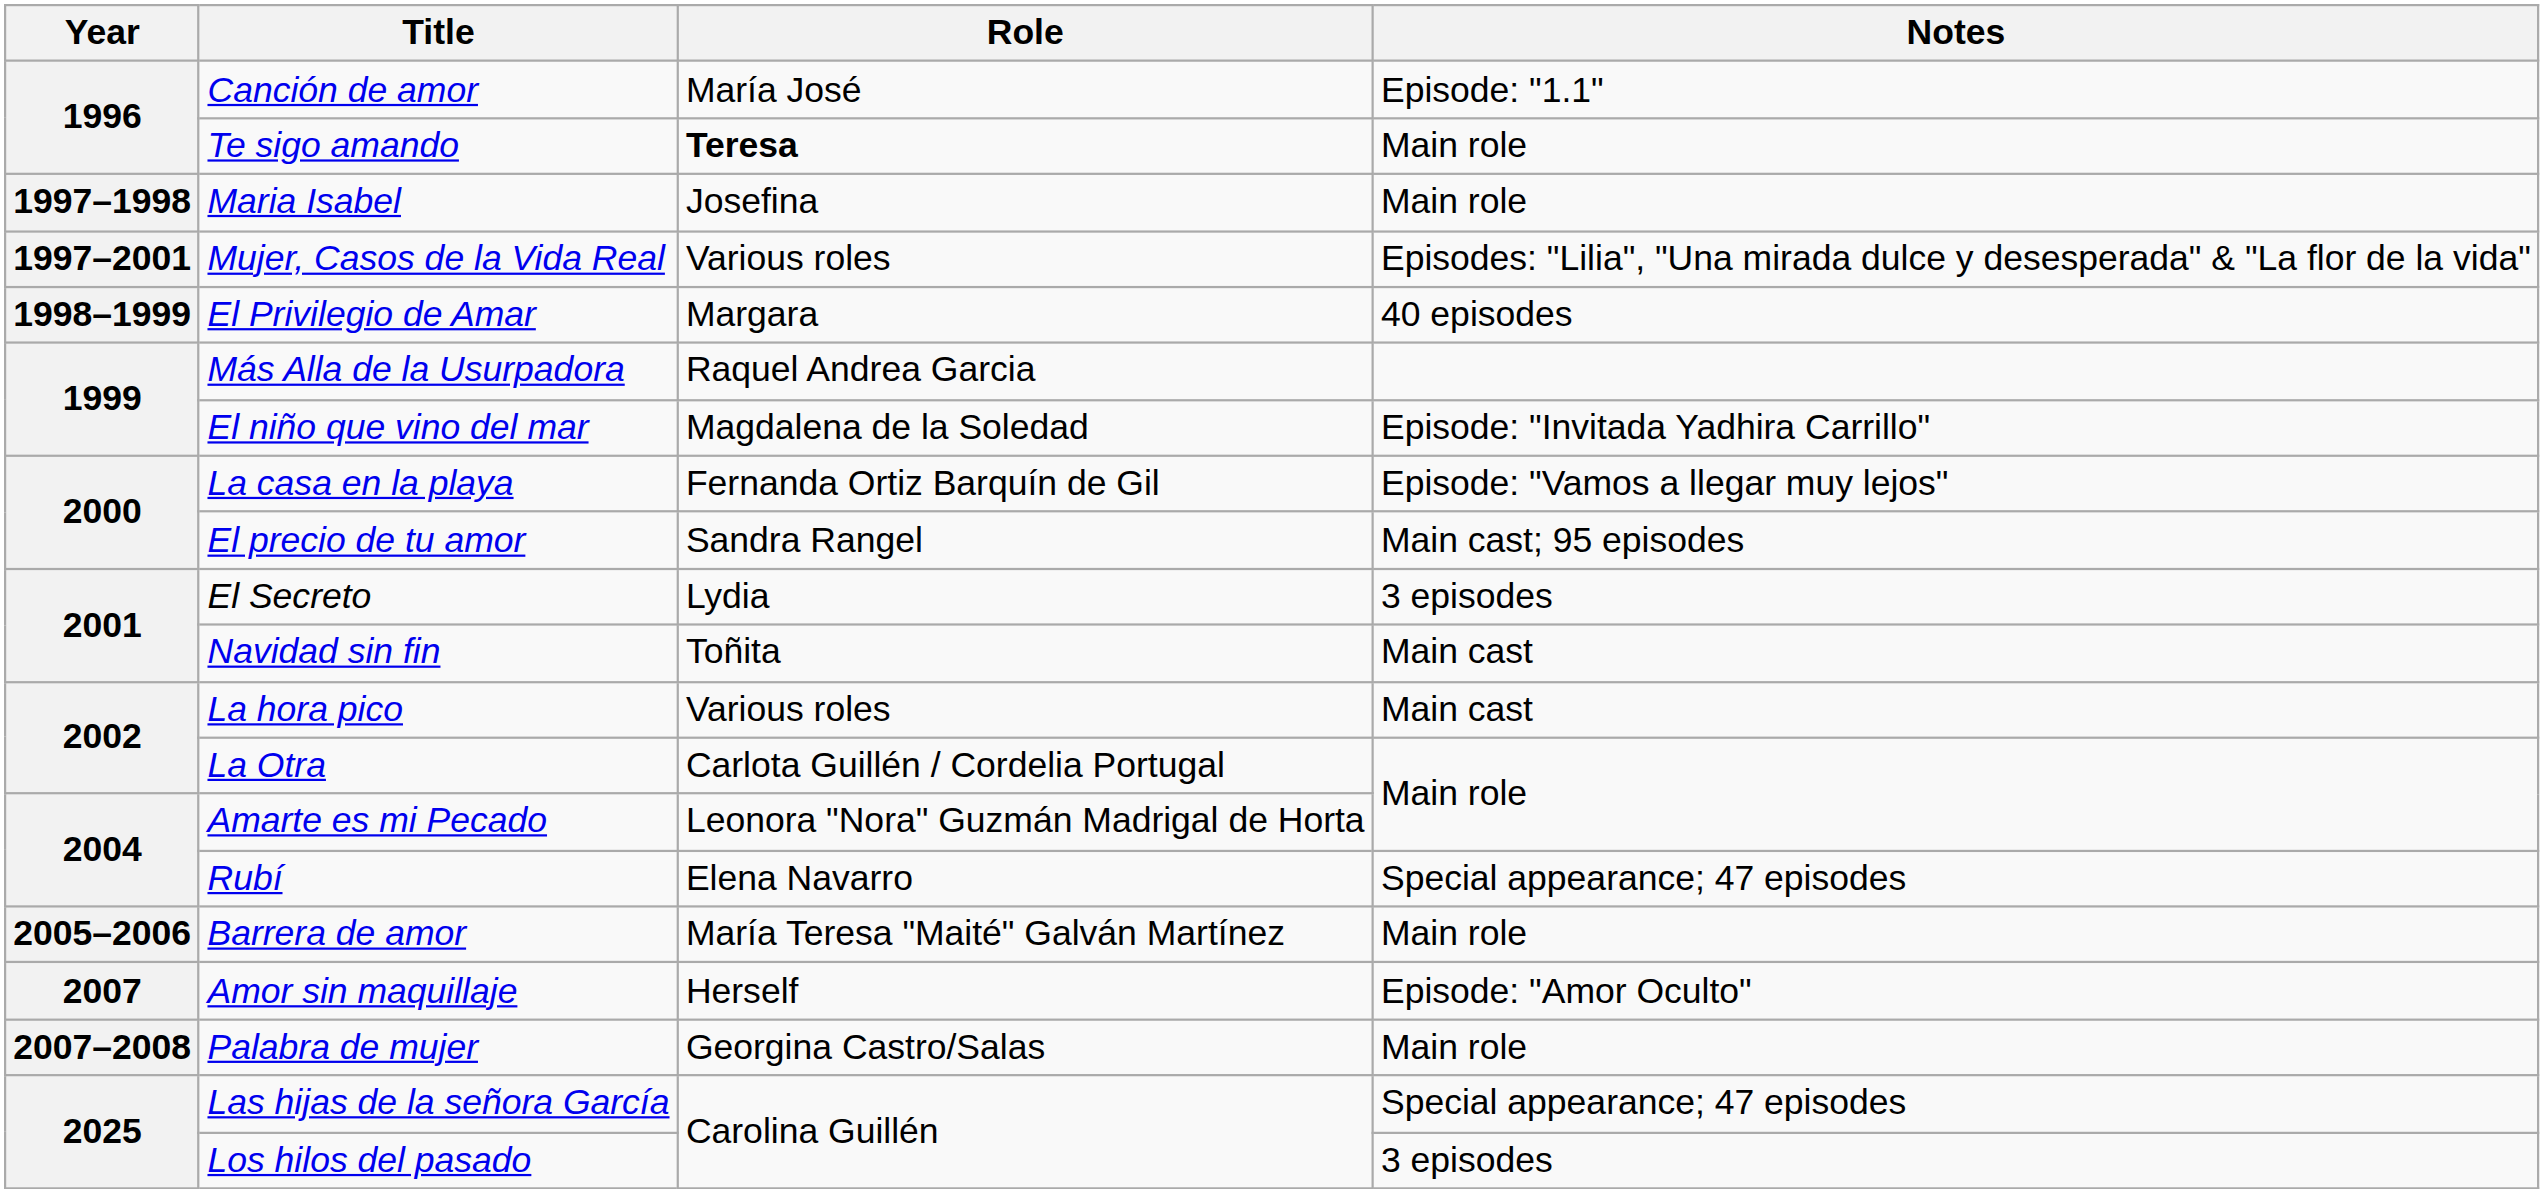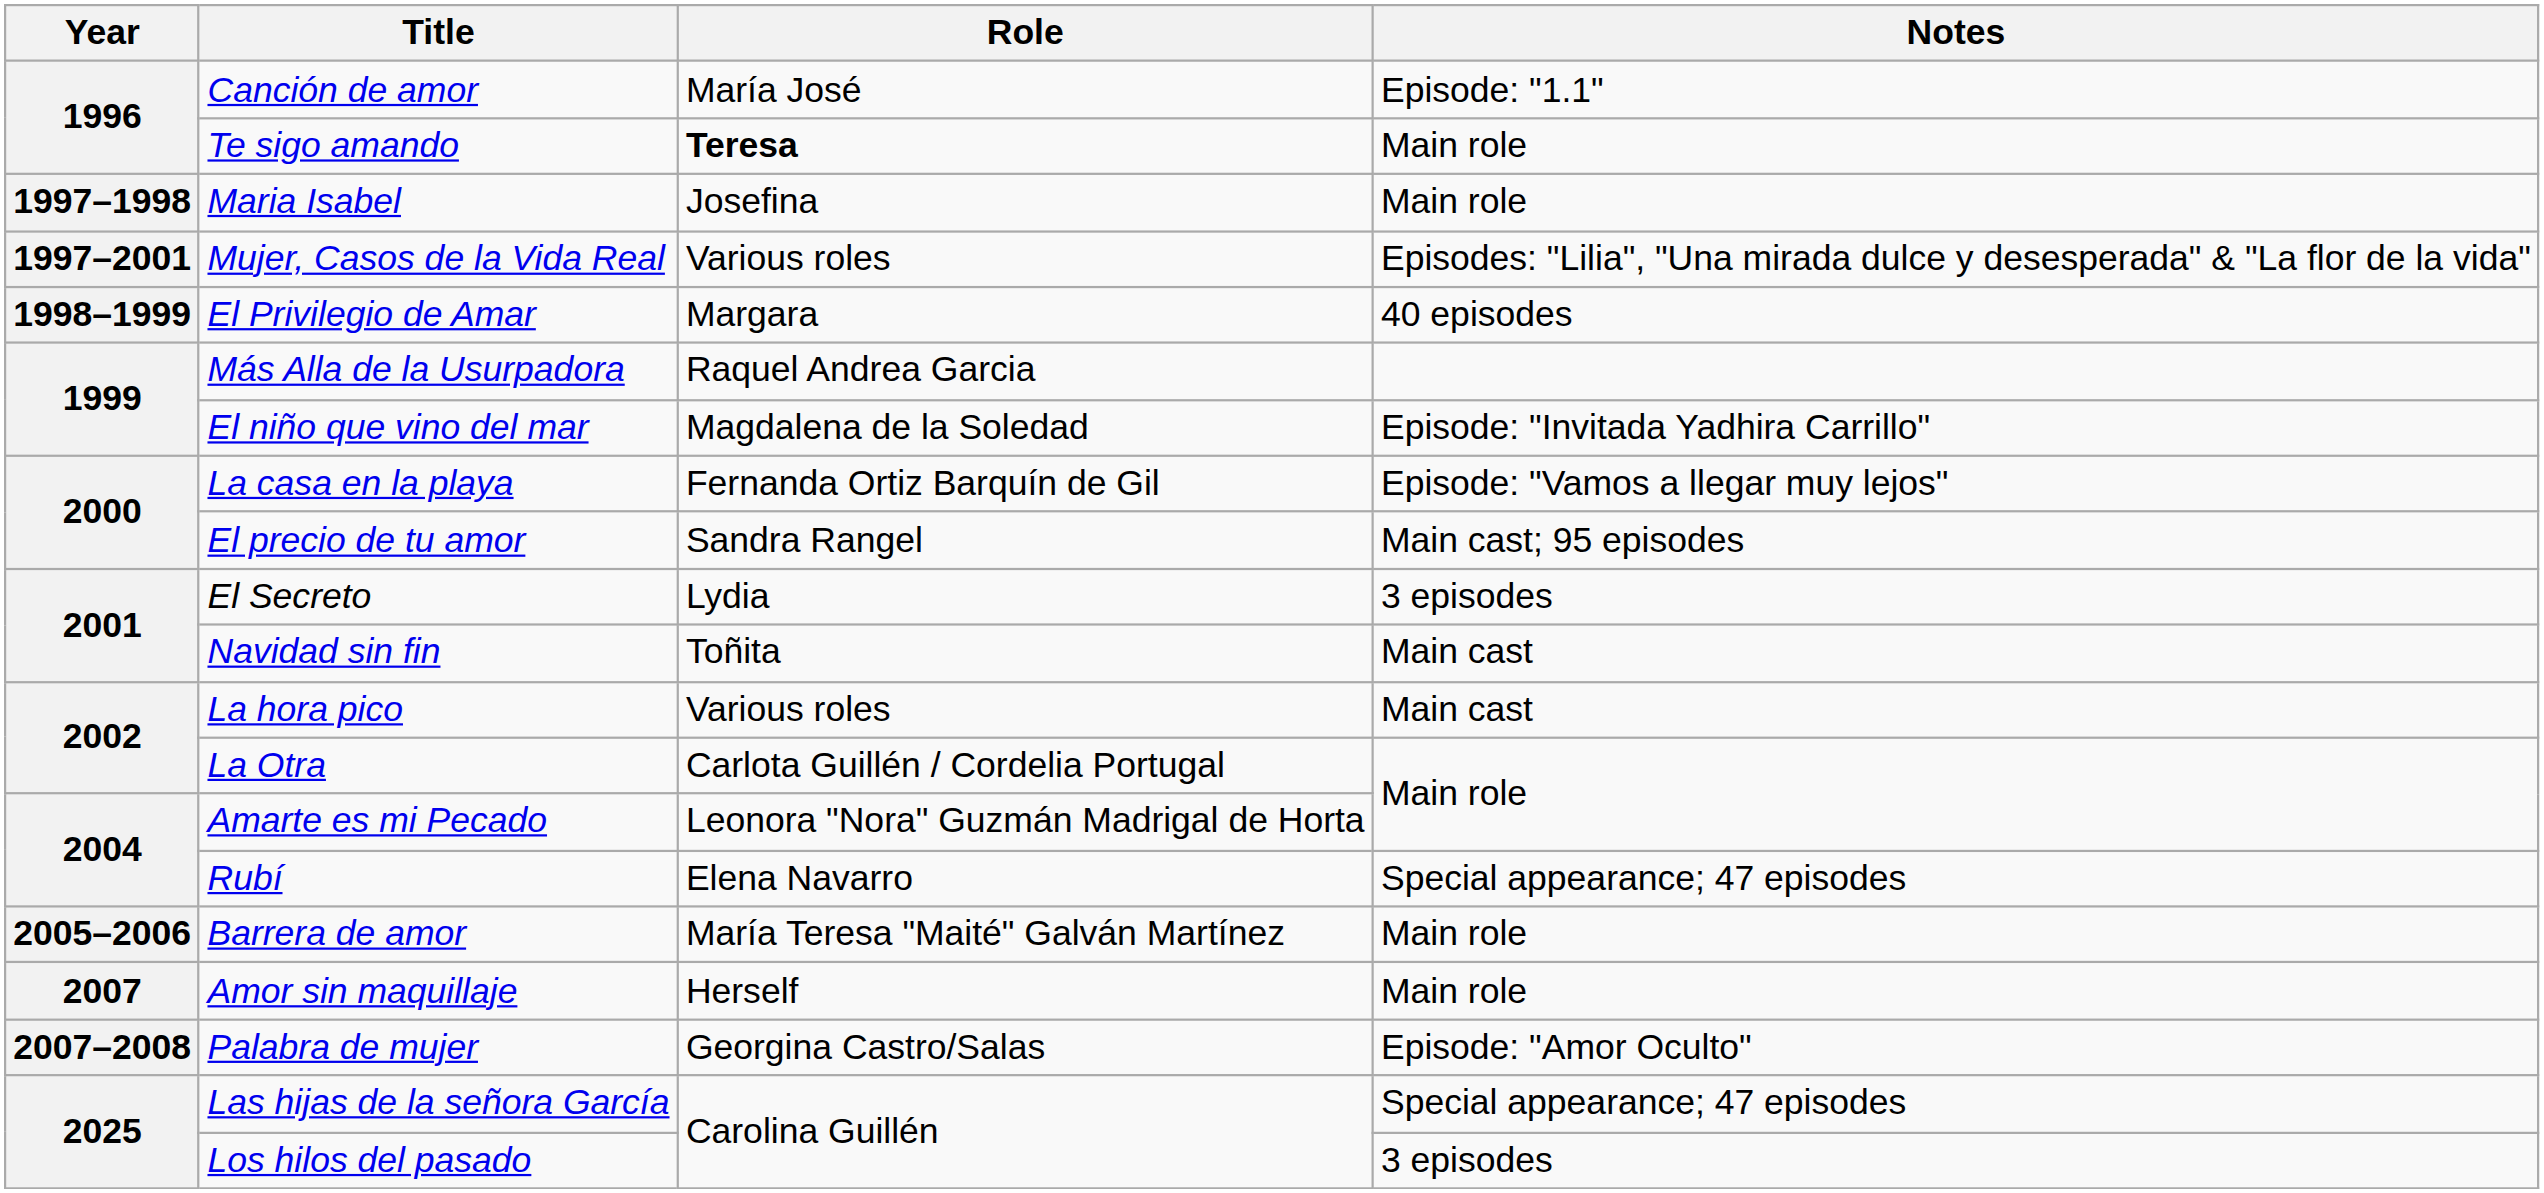(1566, 990) Episode: "Amor Oculto" -> (1454, 990) Main role
(1454, 1046) Main role -> (1566, 1046) Episode: "Amor Oculto"
